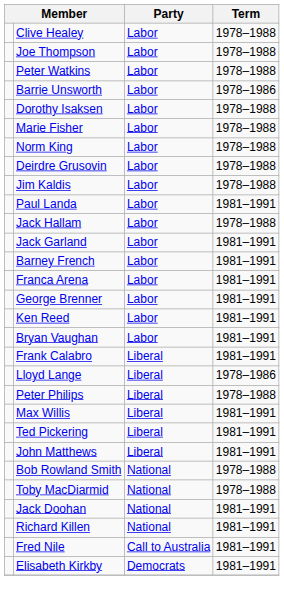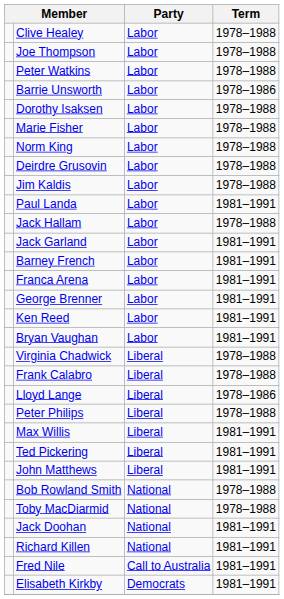+ row: (64, 356)
(246, 356) 1981–1991 -> (246, 375) 1978–1988
